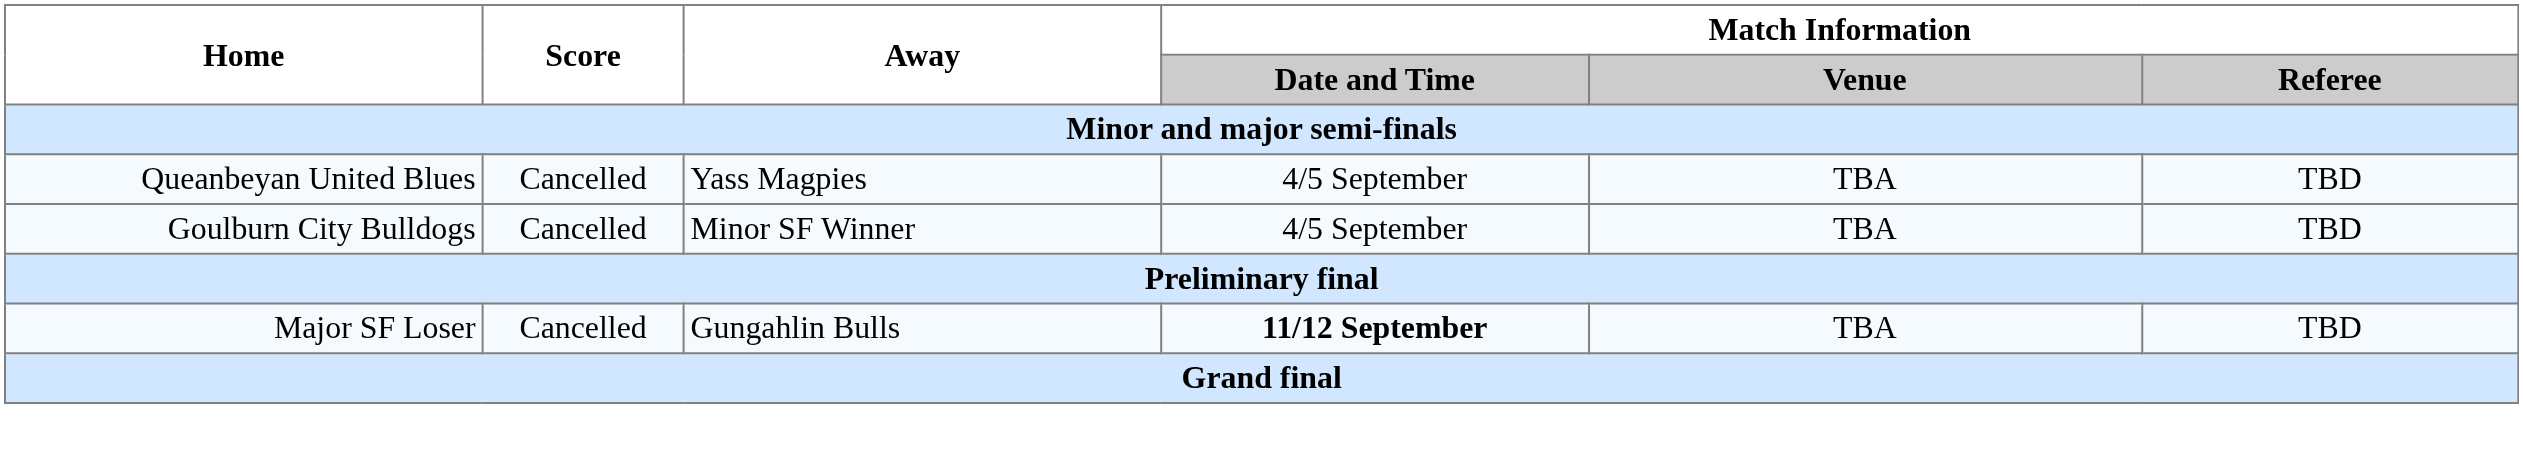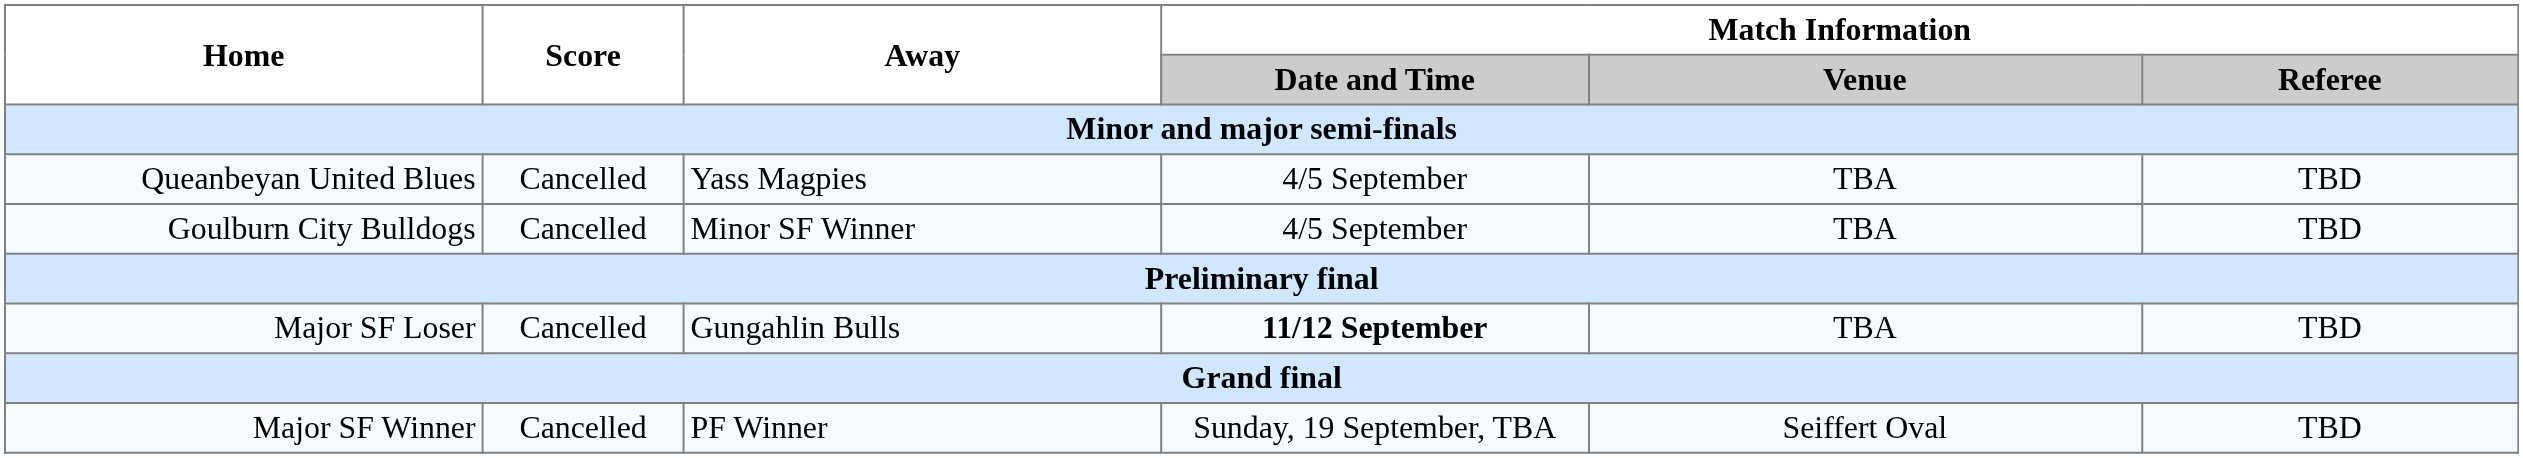+ row: (364, 427)
